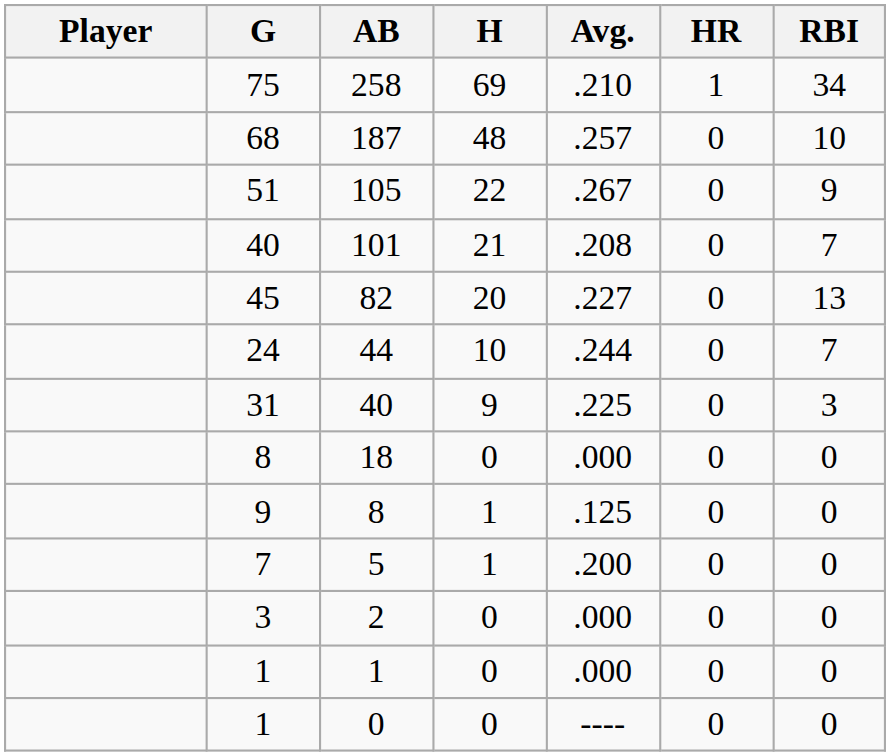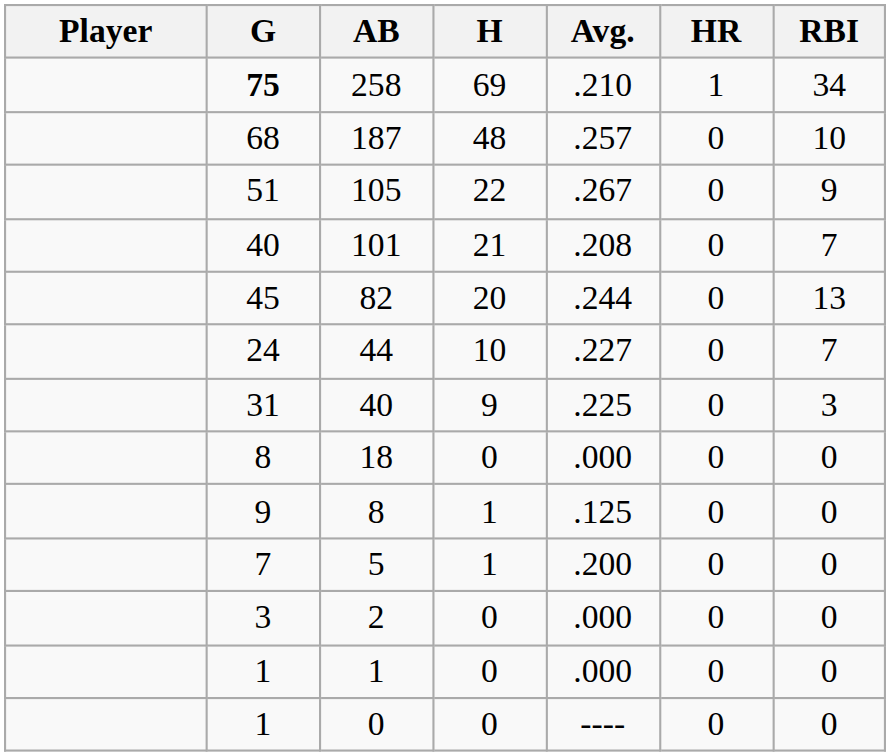(263, 84) normal -> (263, 84) bold
(603, 297) .227 -> (603, 297) .244
(603, 350) .244 -> (603, 350) .227
